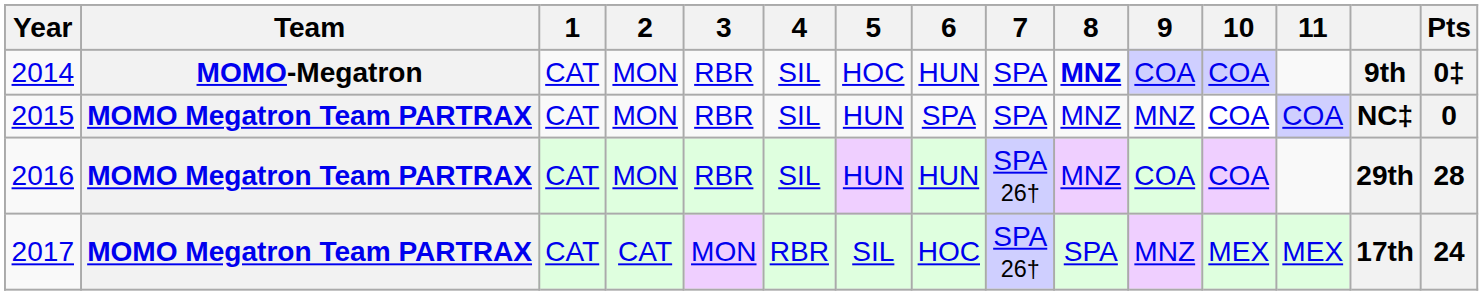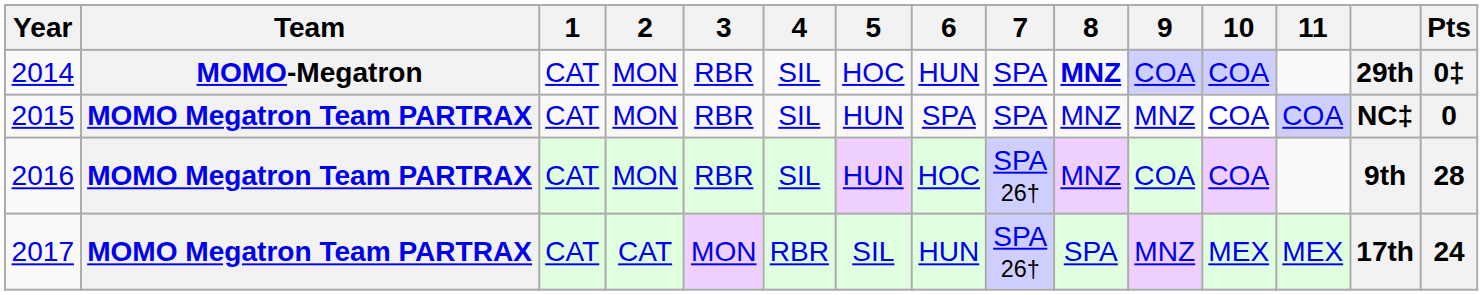(1385, 72) 9th -> (1385, 72) 29th
(949, 176) HUN -> (949, 176) HOC
(1385, 176) 29th -> (1385, 176) 9th
(949, 252) HOC -> (949, 252) HUN
